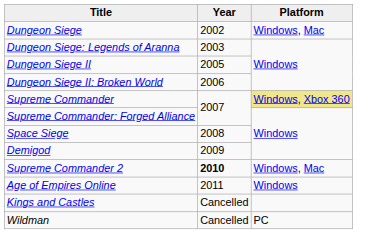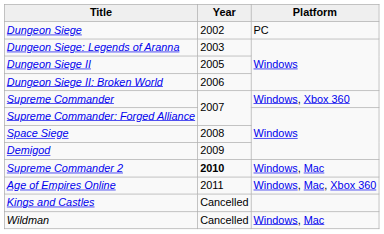(289, 30) Windows, Mac -> (261, 30) PC
(302, 99) khaki background -> (302, 99) no background
(276, 185) Windows -> (315, 185) Windows, Mac, Xbox 360
(261, 220) PC -> (289, 220) Windows, Mac
